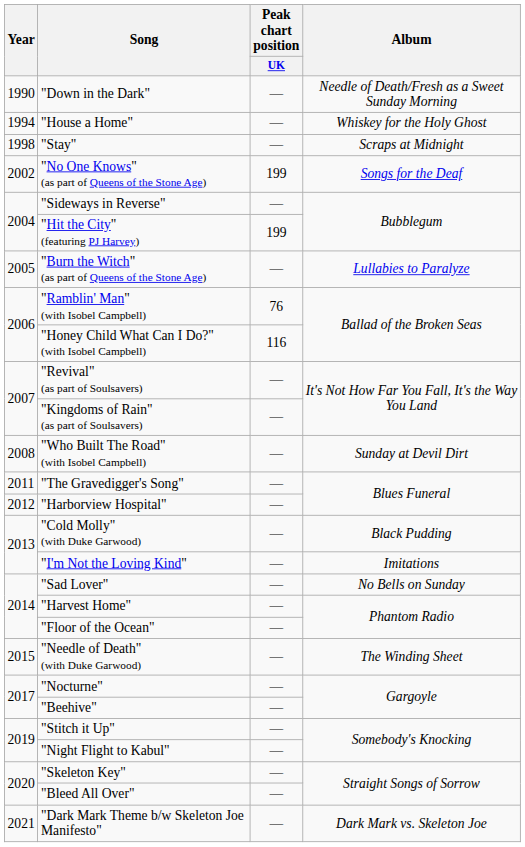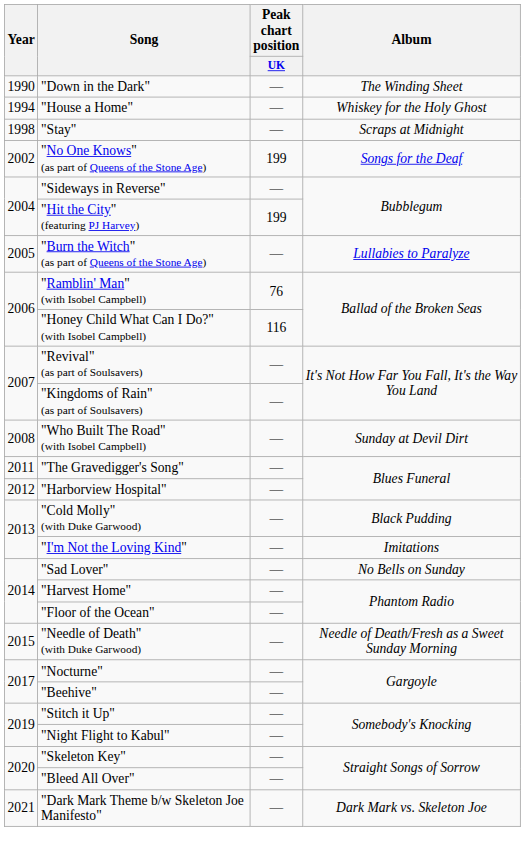(411, 94) Needle of Death/Fresh as a Sweet Sunday Morning -> (411, 86) The Winding Sheet
(411, 656) The Winding Sheet -> (411, 641) Needle of Death/Fresh as a Sweet Sunday Morning
